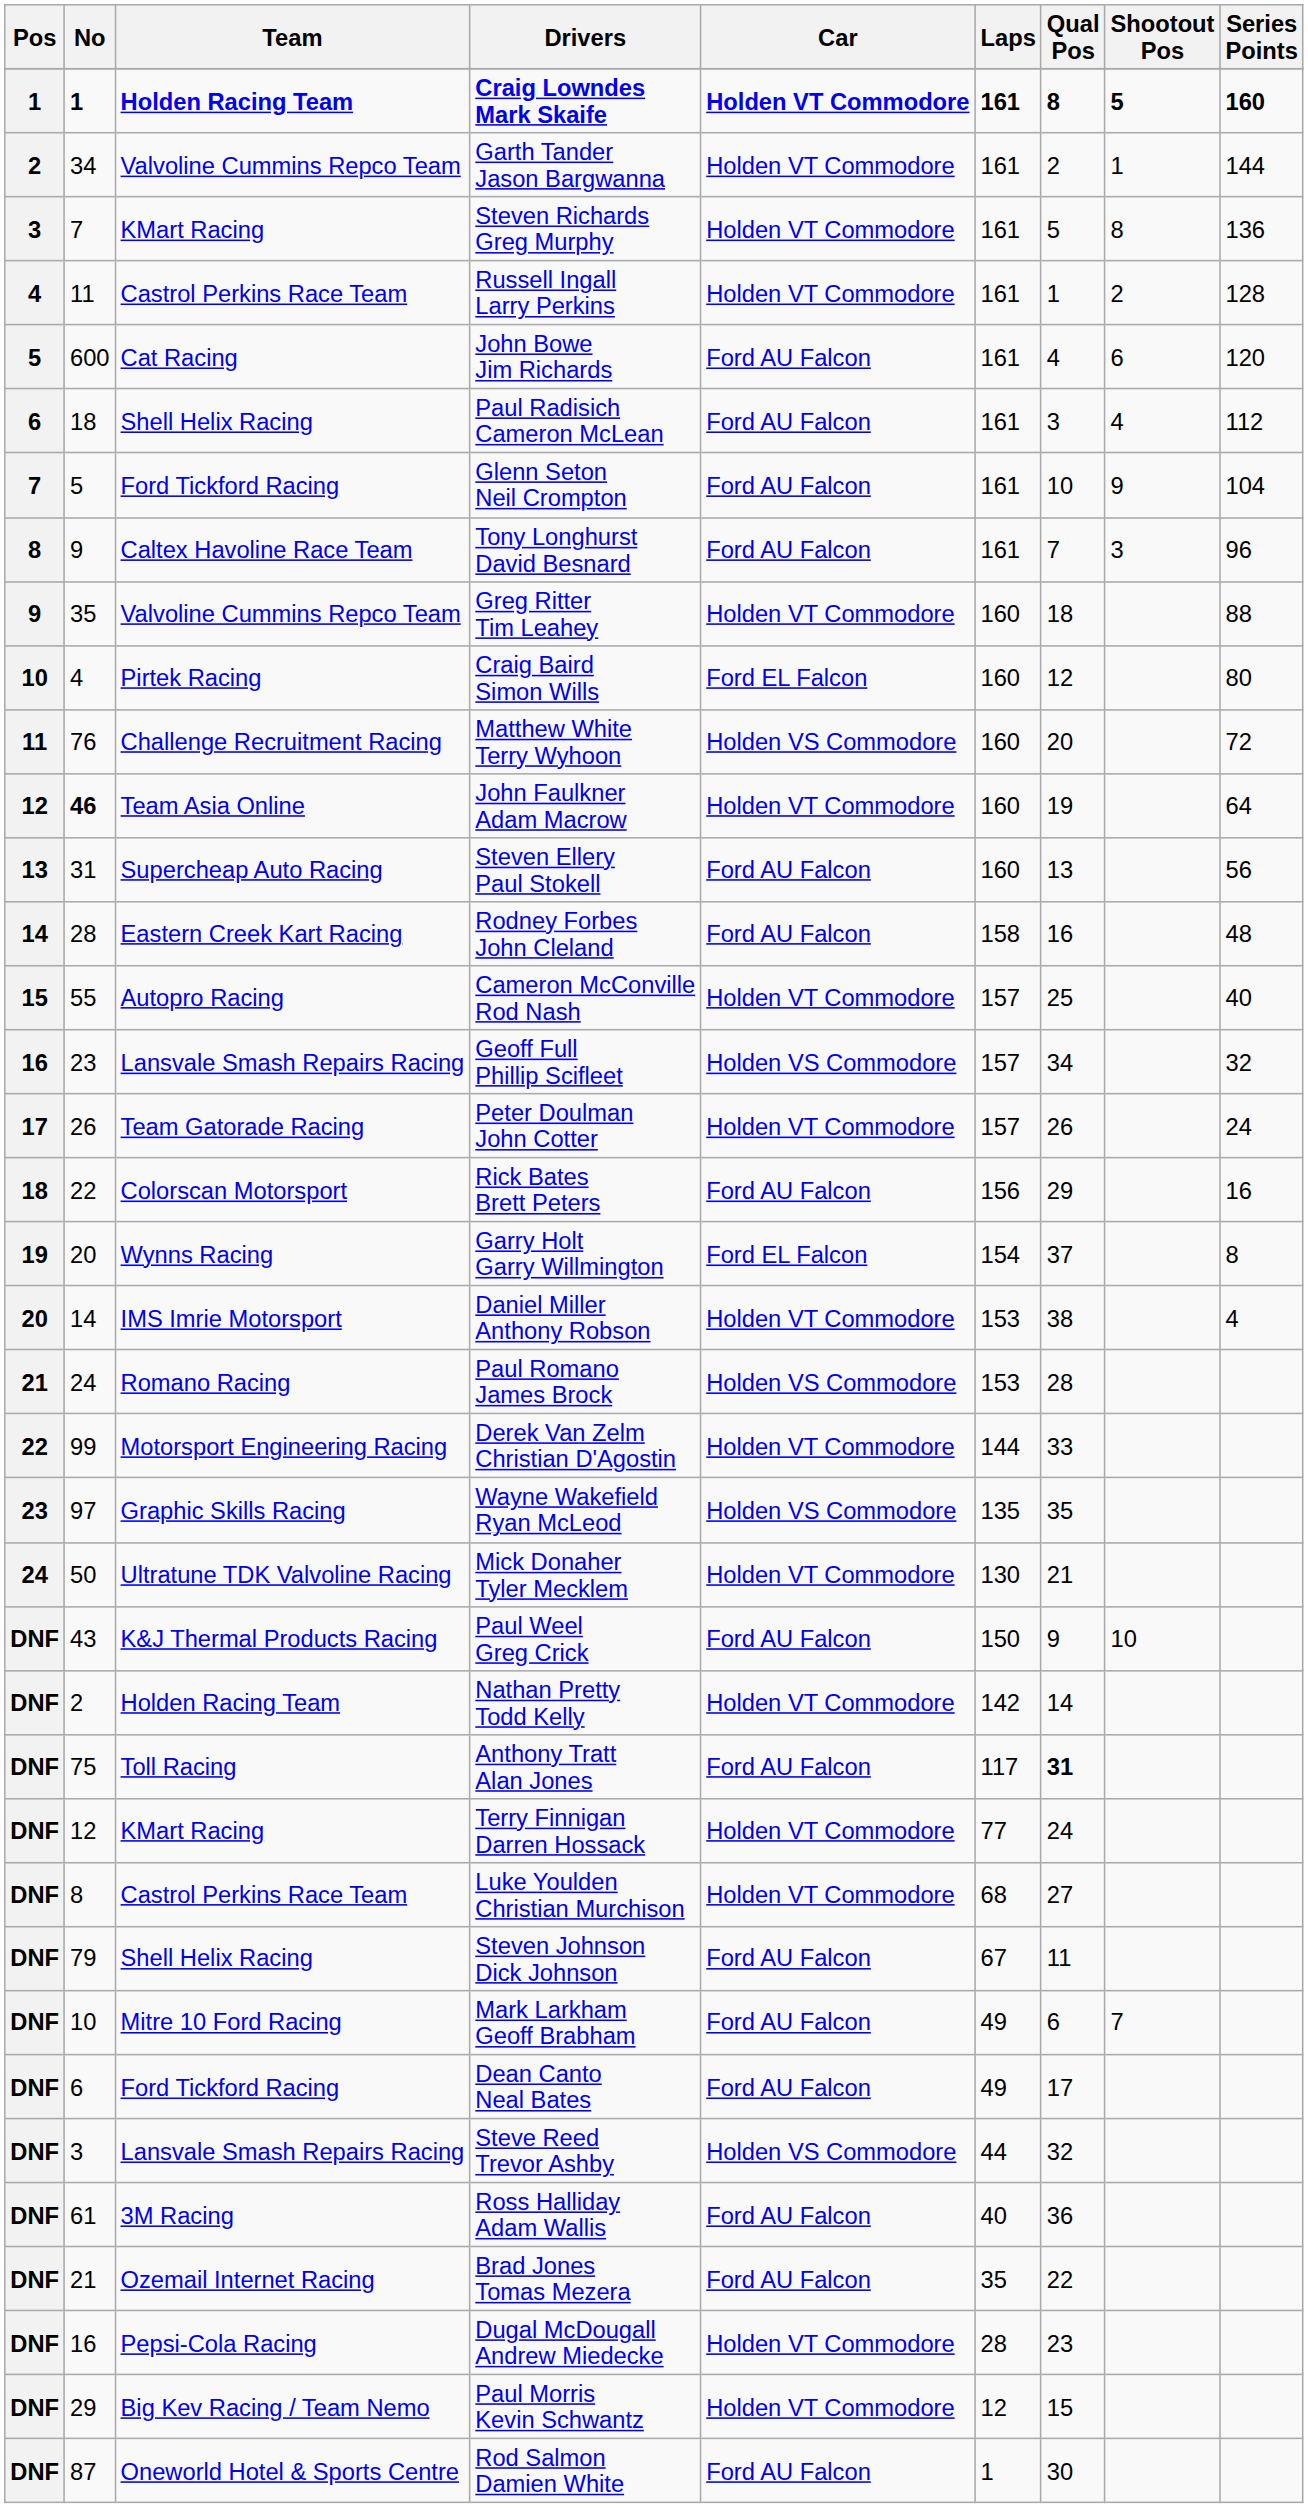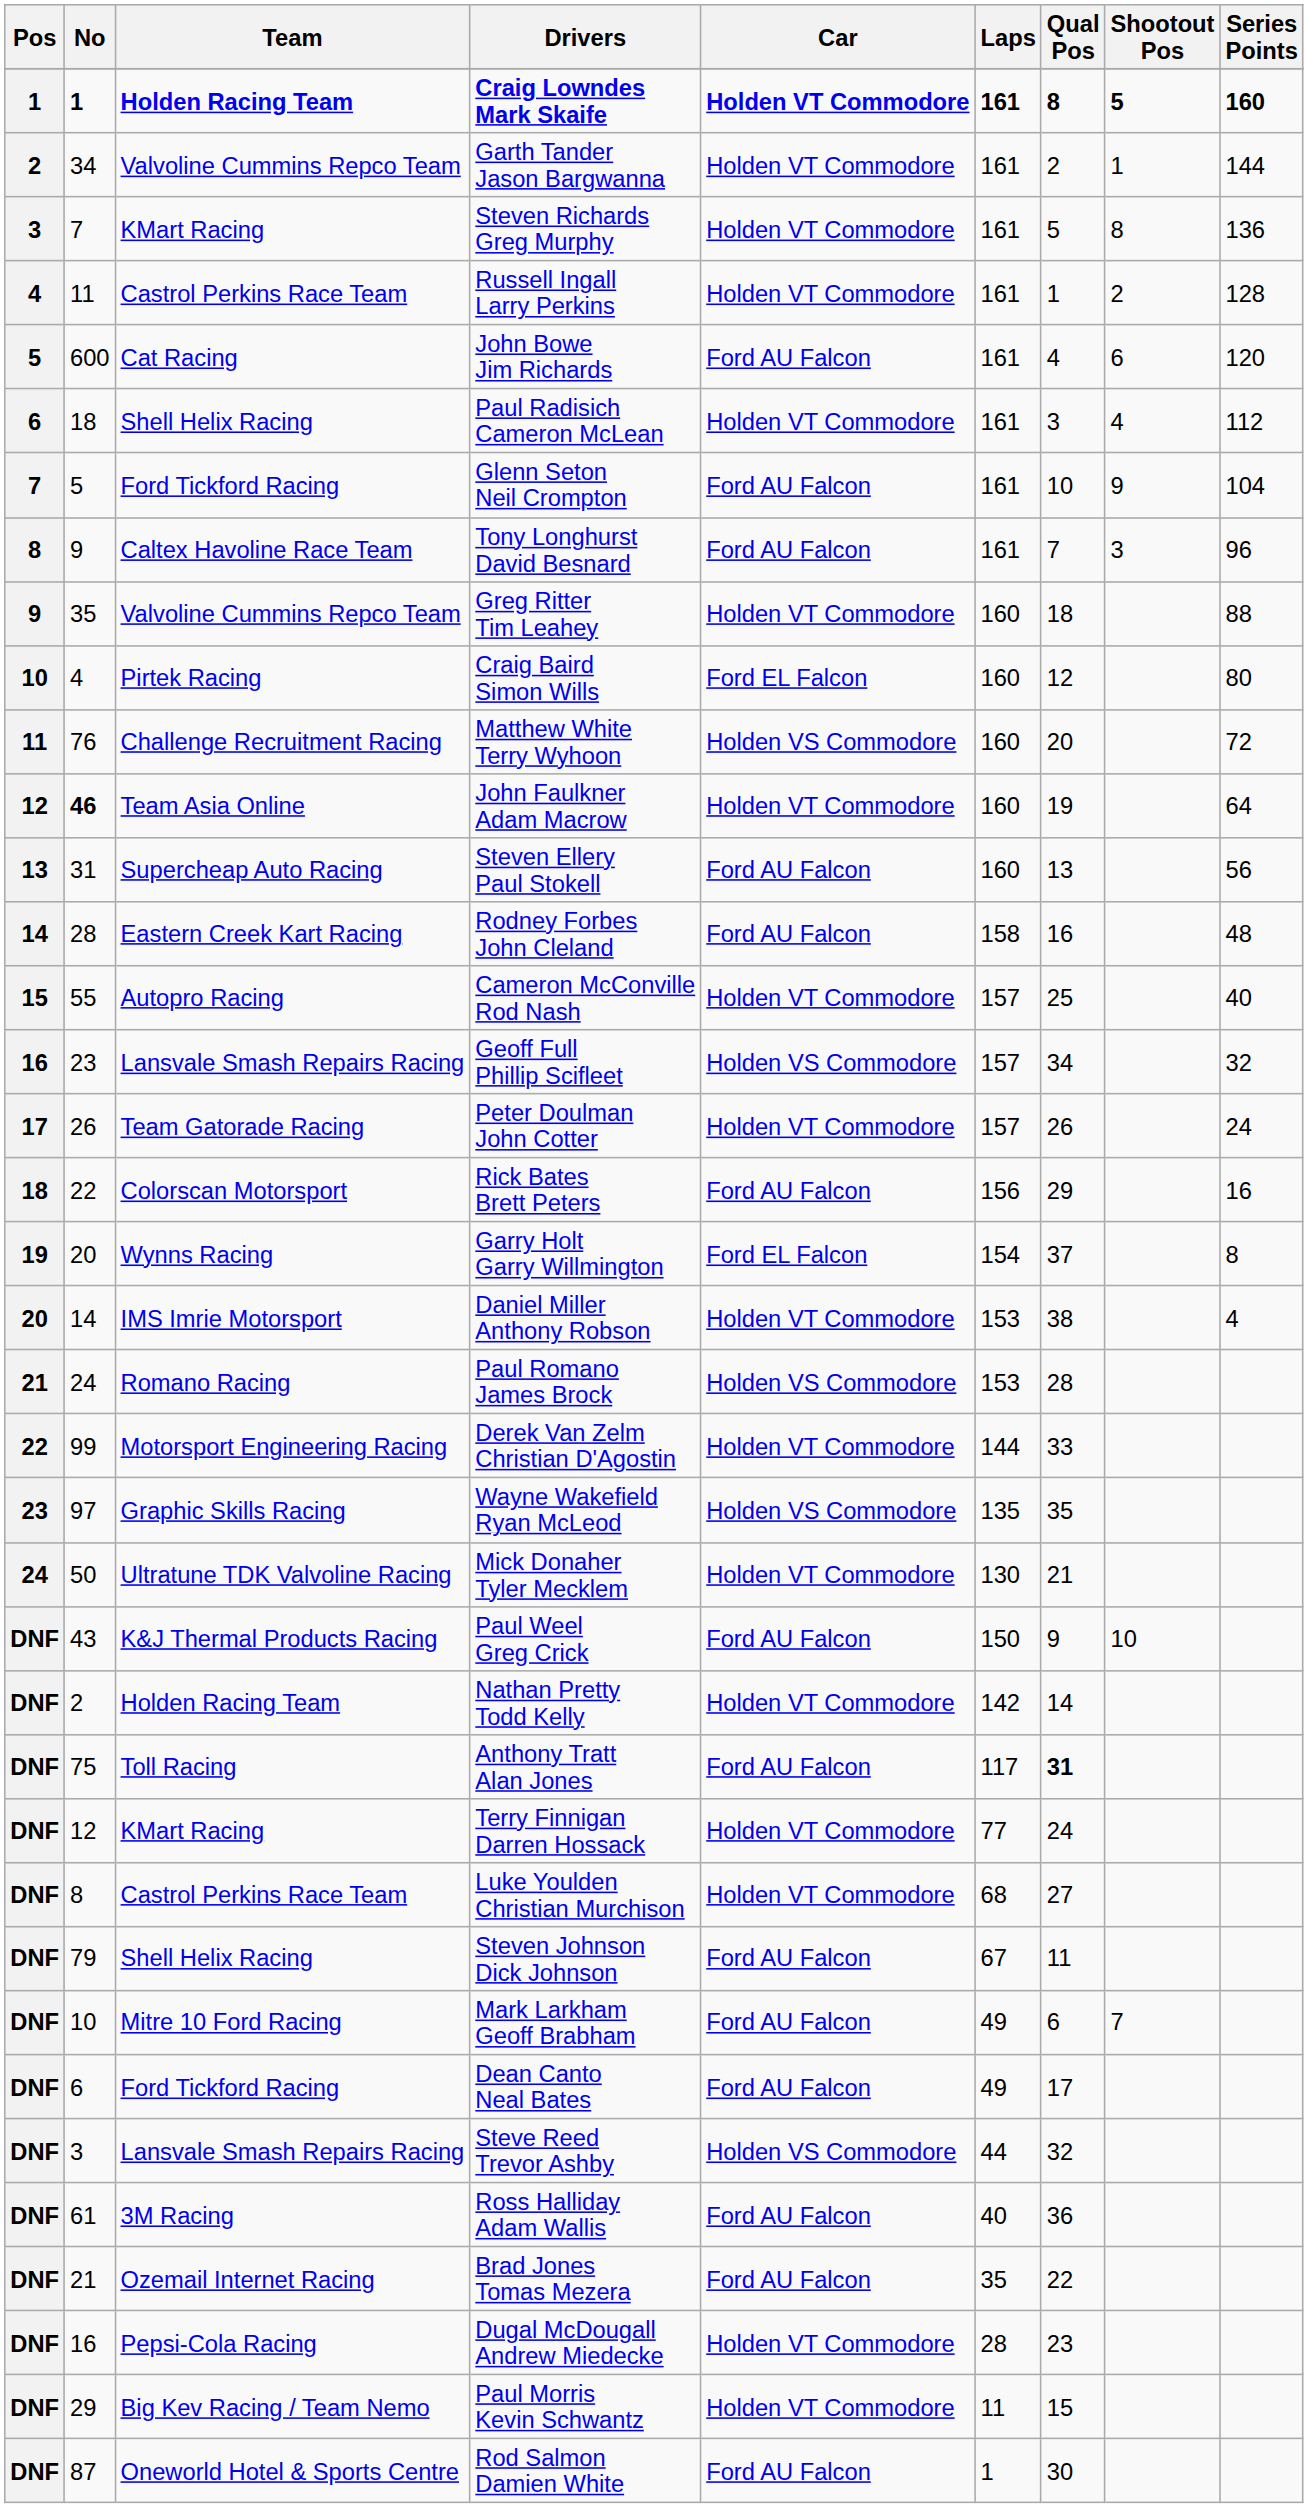(789, 421) Ford AU Falcon -> (830, 421) Holden VT Commodore
(994, 2407) 12 -> (993, 2407) 11
